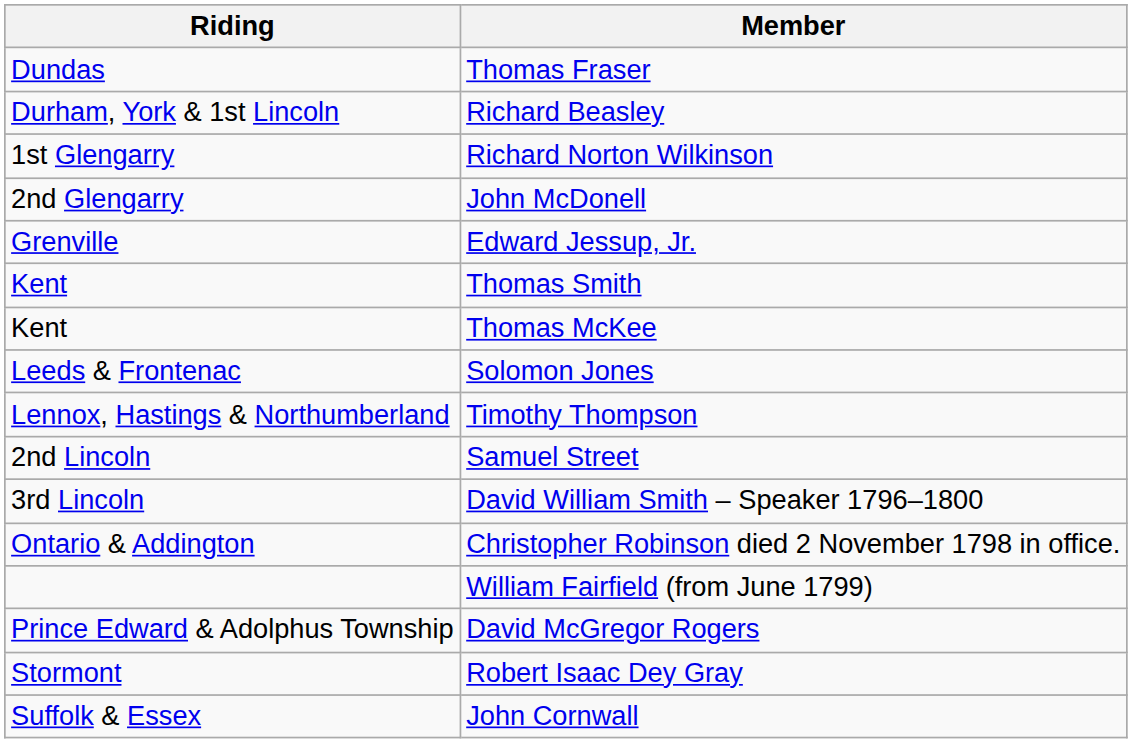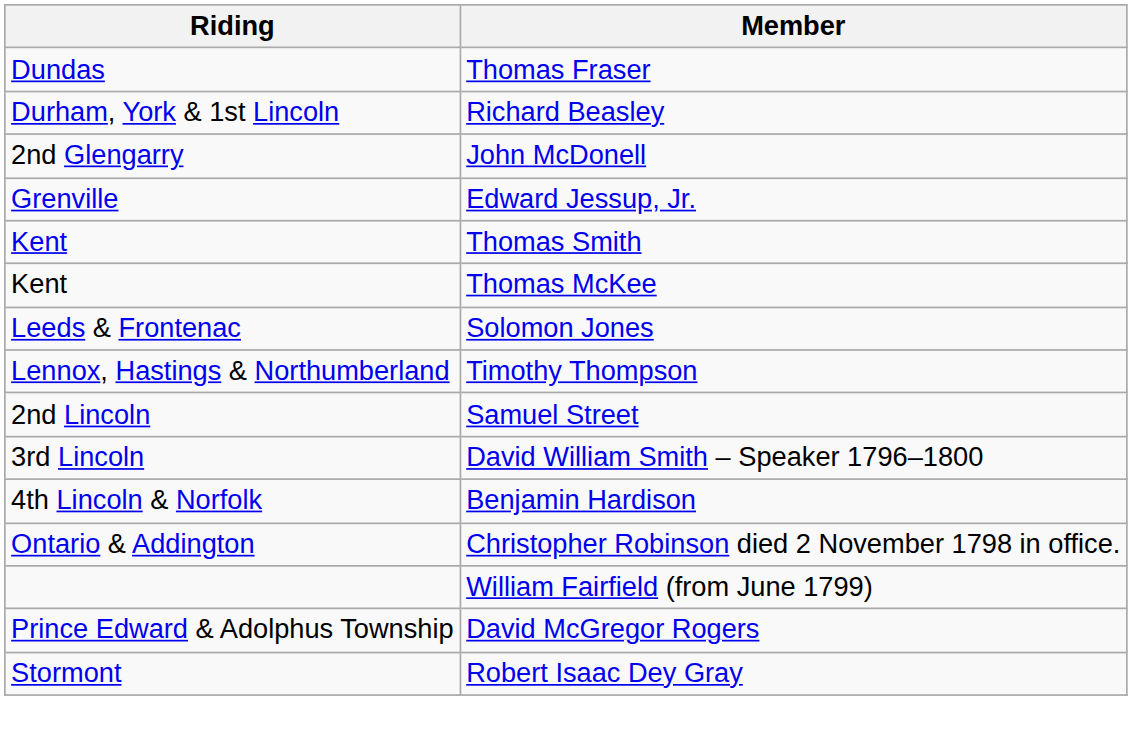- row: (620, 155)
+ row: (581, 500)
- row: (552, 716)
